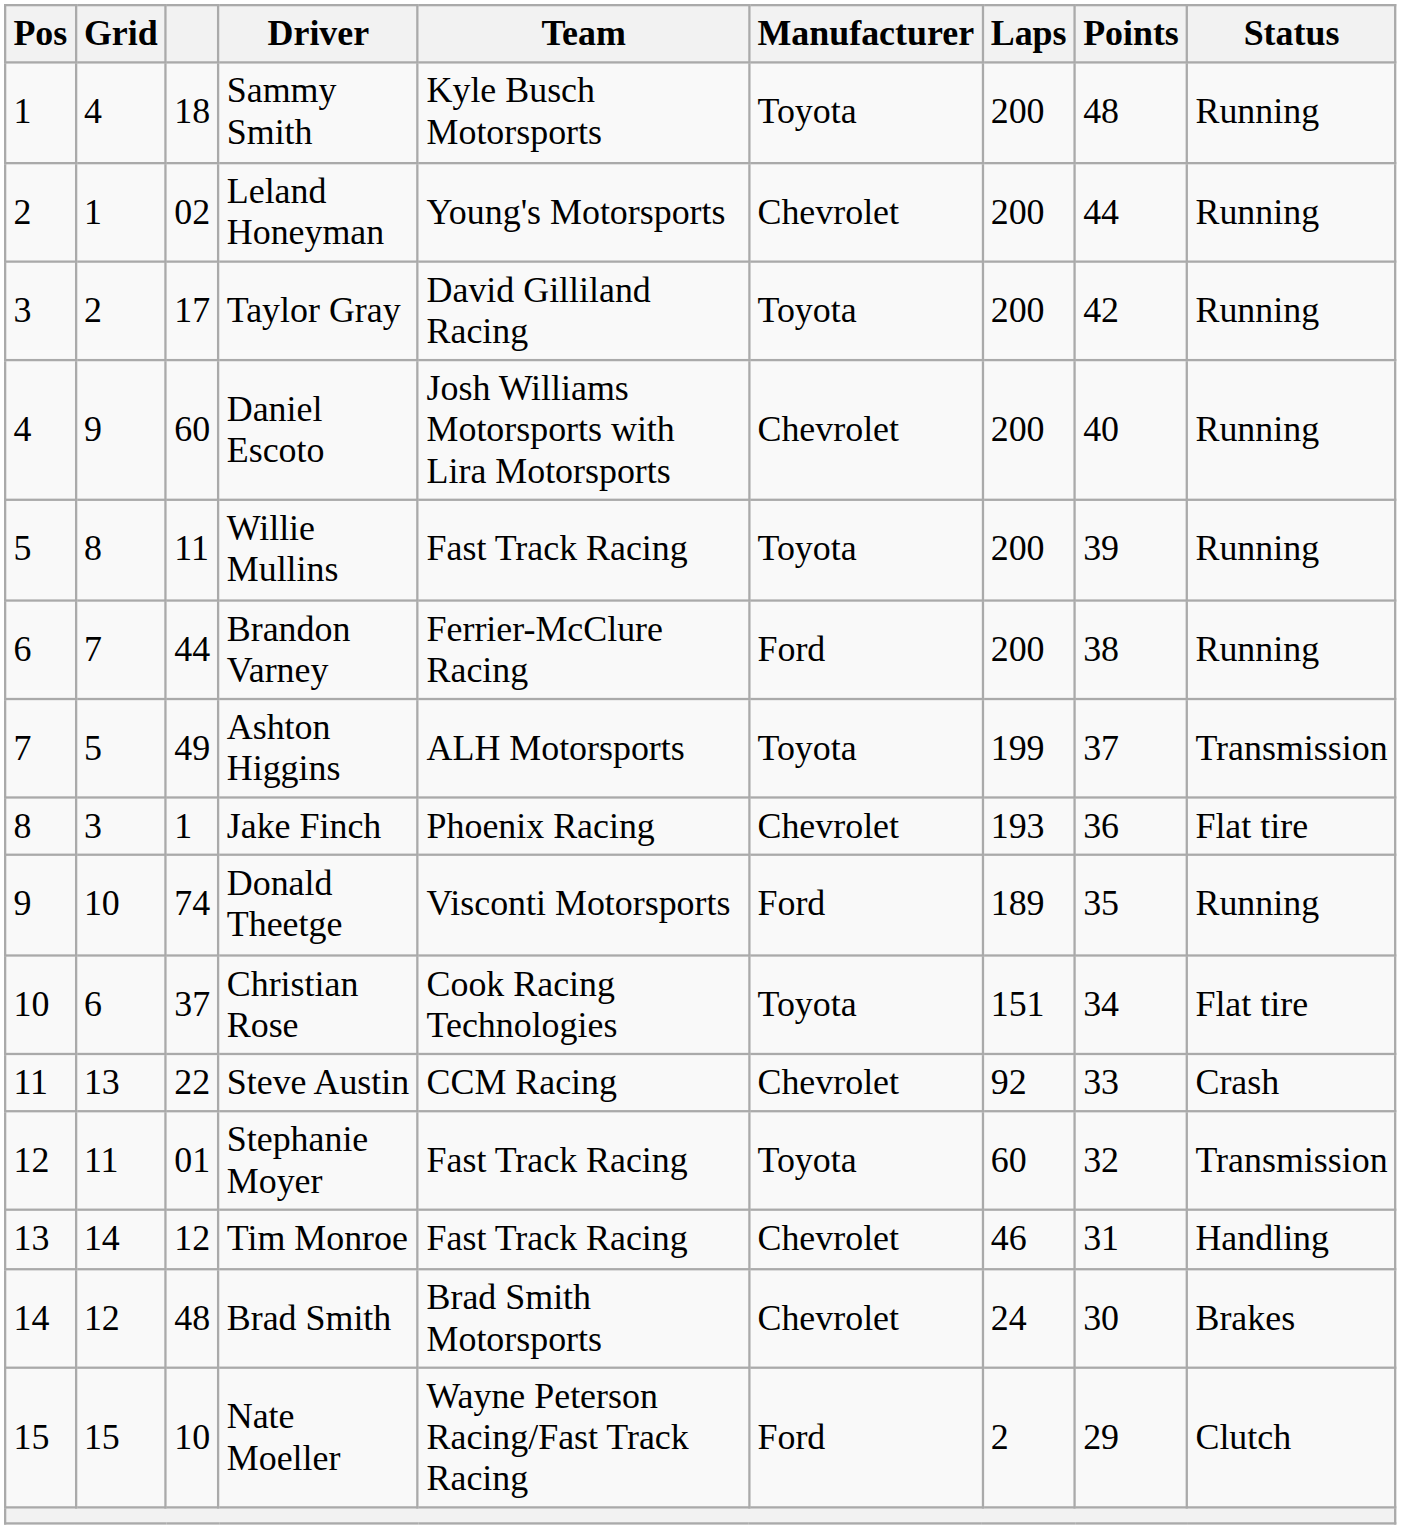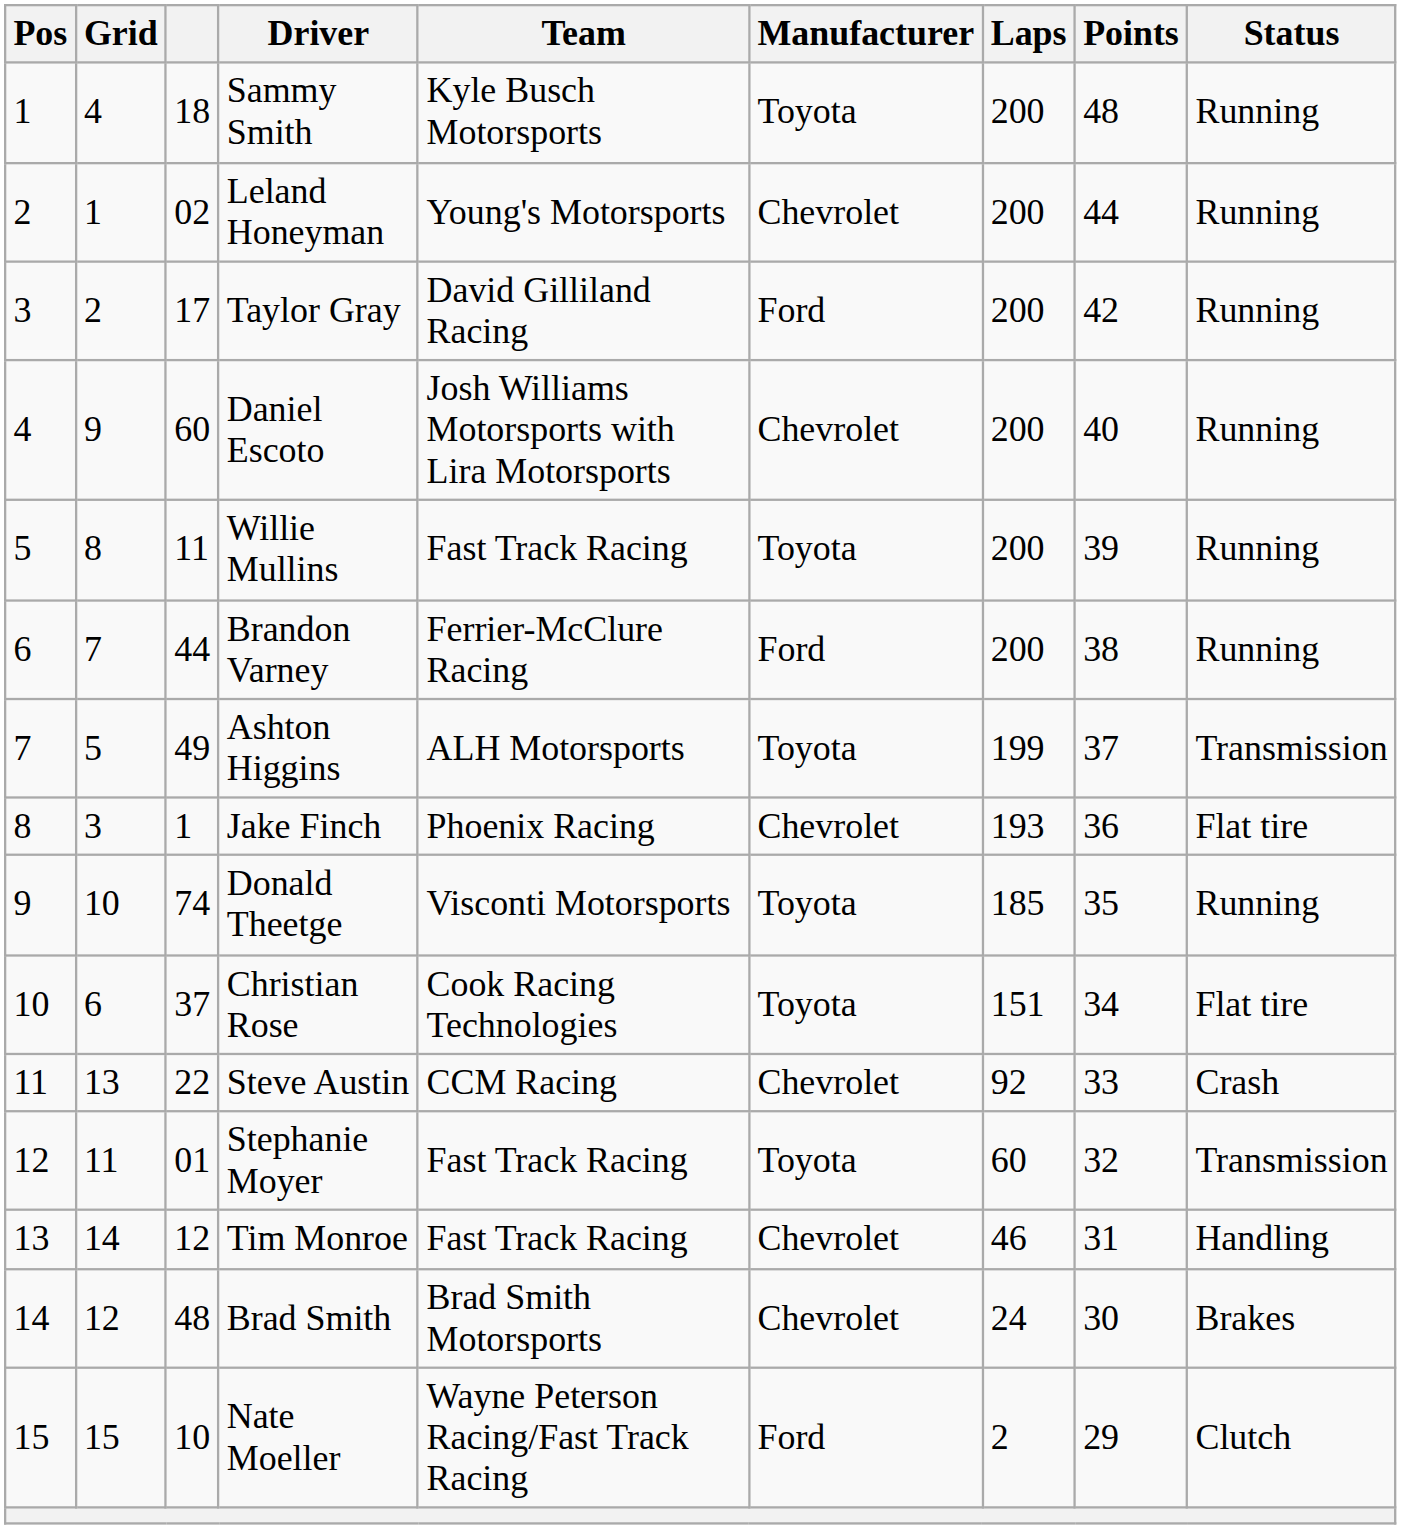(807, 309) Toyota -> (791, 309) Ford
(791, 903) Ford -> (807, 903) Toyota
(1018, 903) 189 -> (1018, 903) 185
